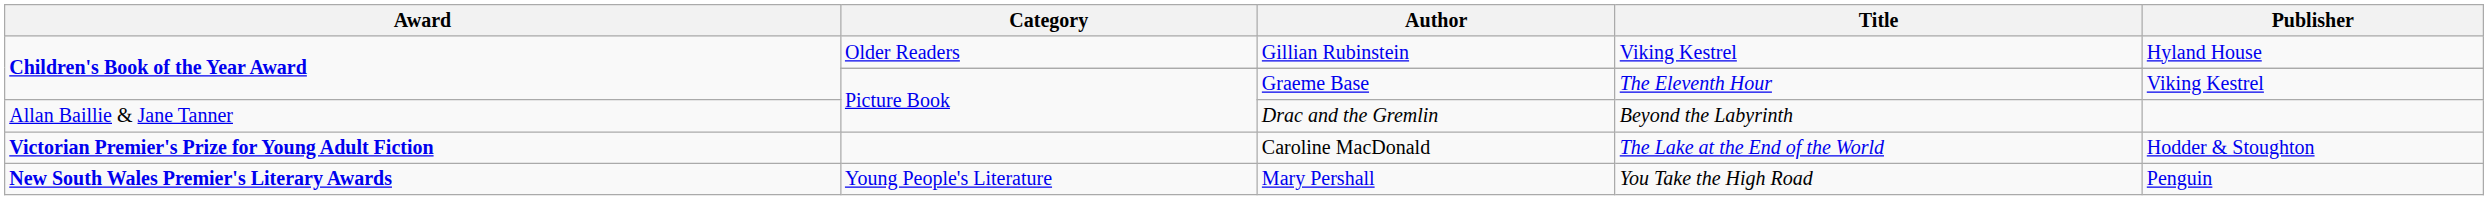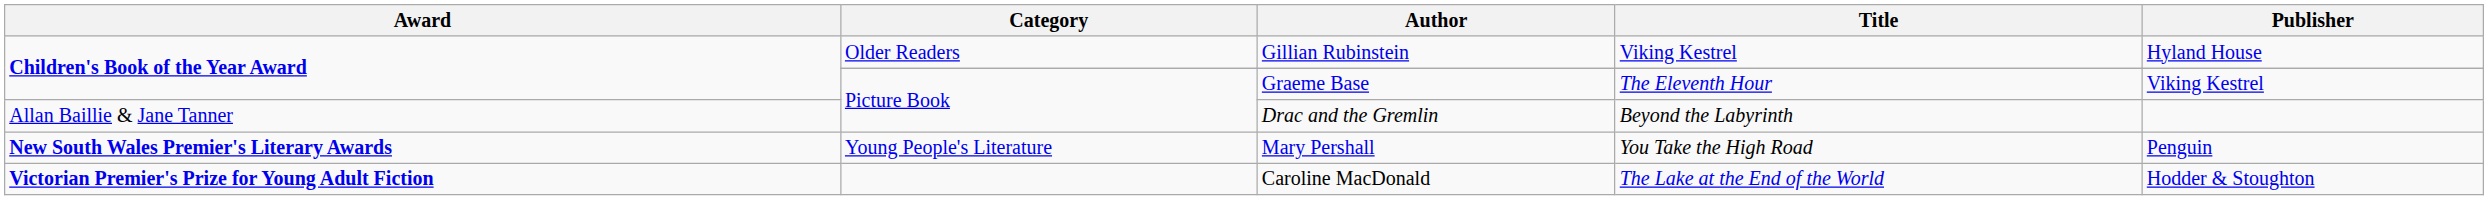rows swapped: (1318, 178) <-> (1346, 147)
